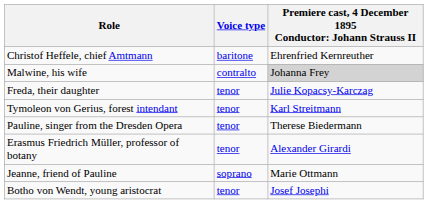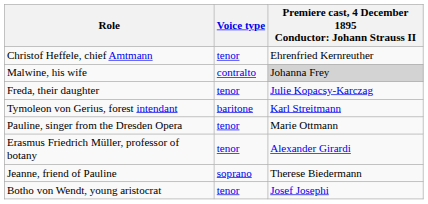(235, 55) baritone -> (228, 55) tenor
(228, 108) tenor -> (235, 108) baritone
(316, 125) Therese Biedermann -> (304, 125) Marie Ottmann
(304, 173) Marie Ottmann -> (316, 173) Therese Biedermann
